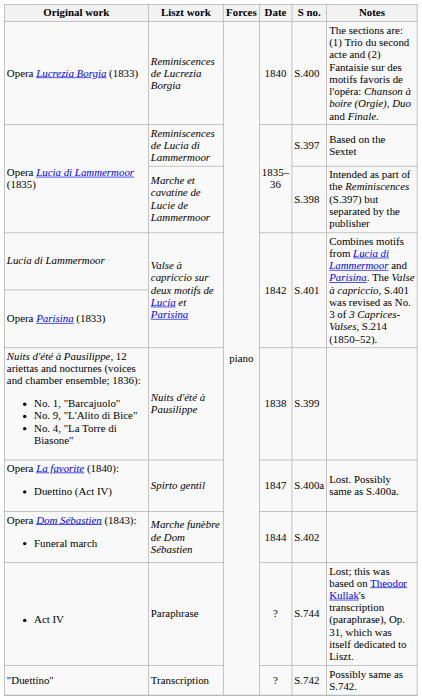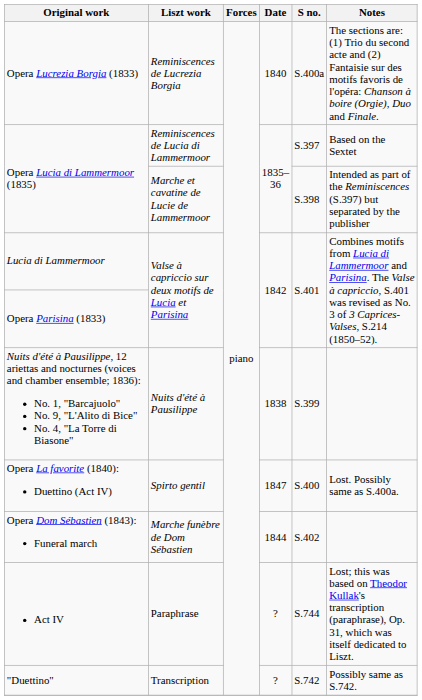(307, 73) S.400 -> (309, 73) S.400a
(309, 485) S.400a -> (307, 485) S.400
